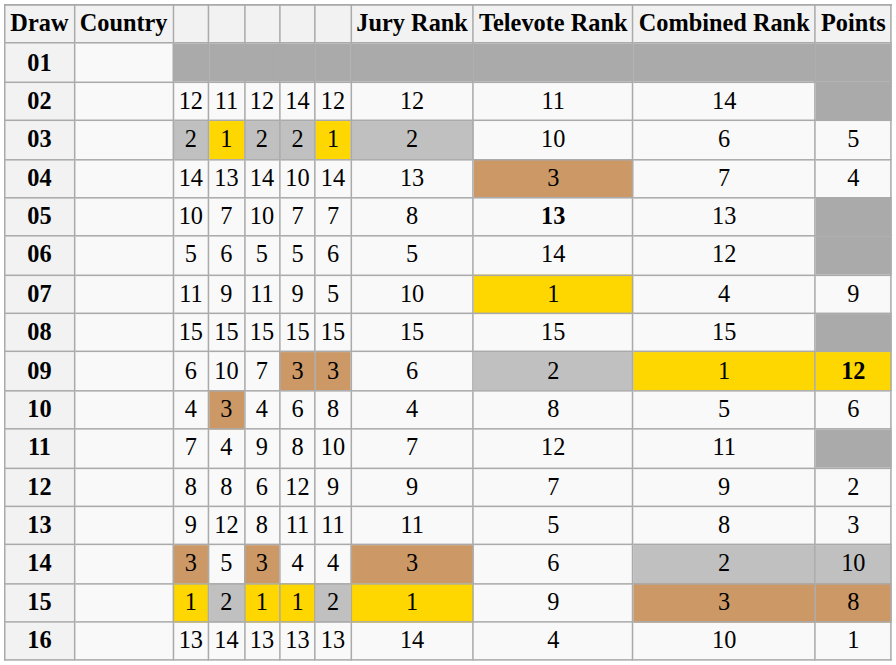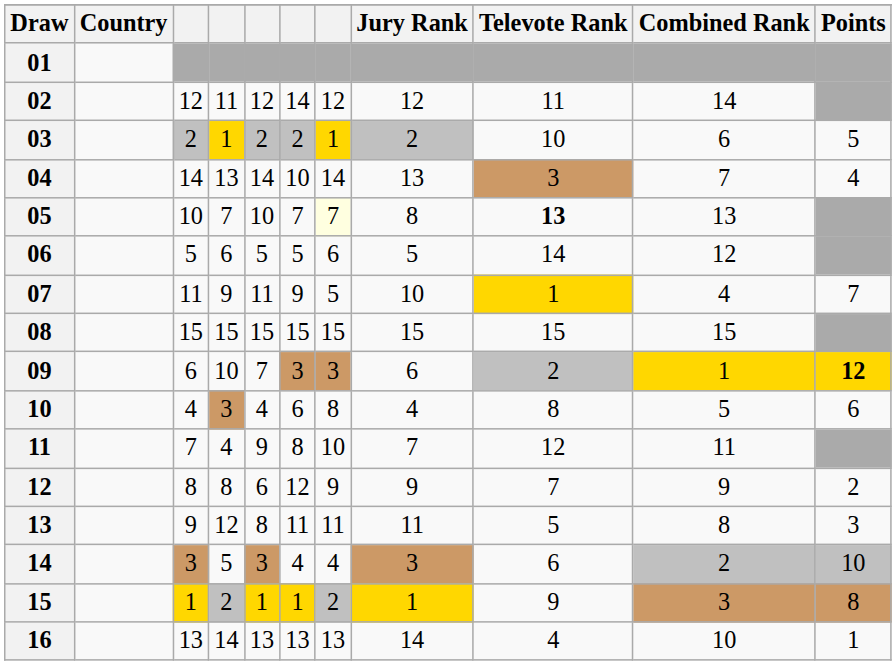(333, 216) no background -> (333, 216) lightyellow background
(853, 293) 9 -> (853, 293) 7
